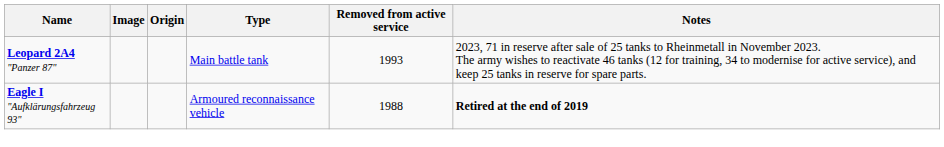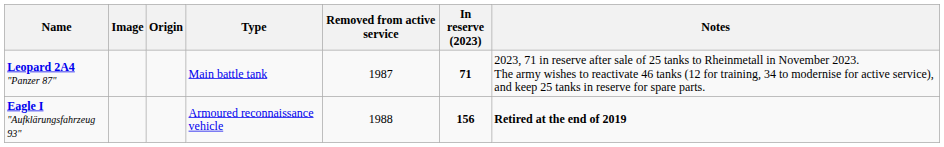+ column: (466, 27)
(391, 60) 1993 -> (381, 73) 1987
